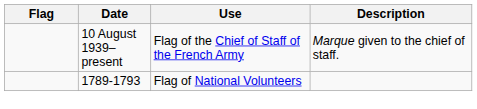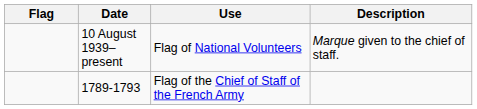(227, 47) Flag of the Chief of Staff of the French Army -> (228, 47) Flag of National Volunteers
(228, 81) Flag of National Volunteers -> (227, 87) Flag of the Chief of Staff of the French Army
